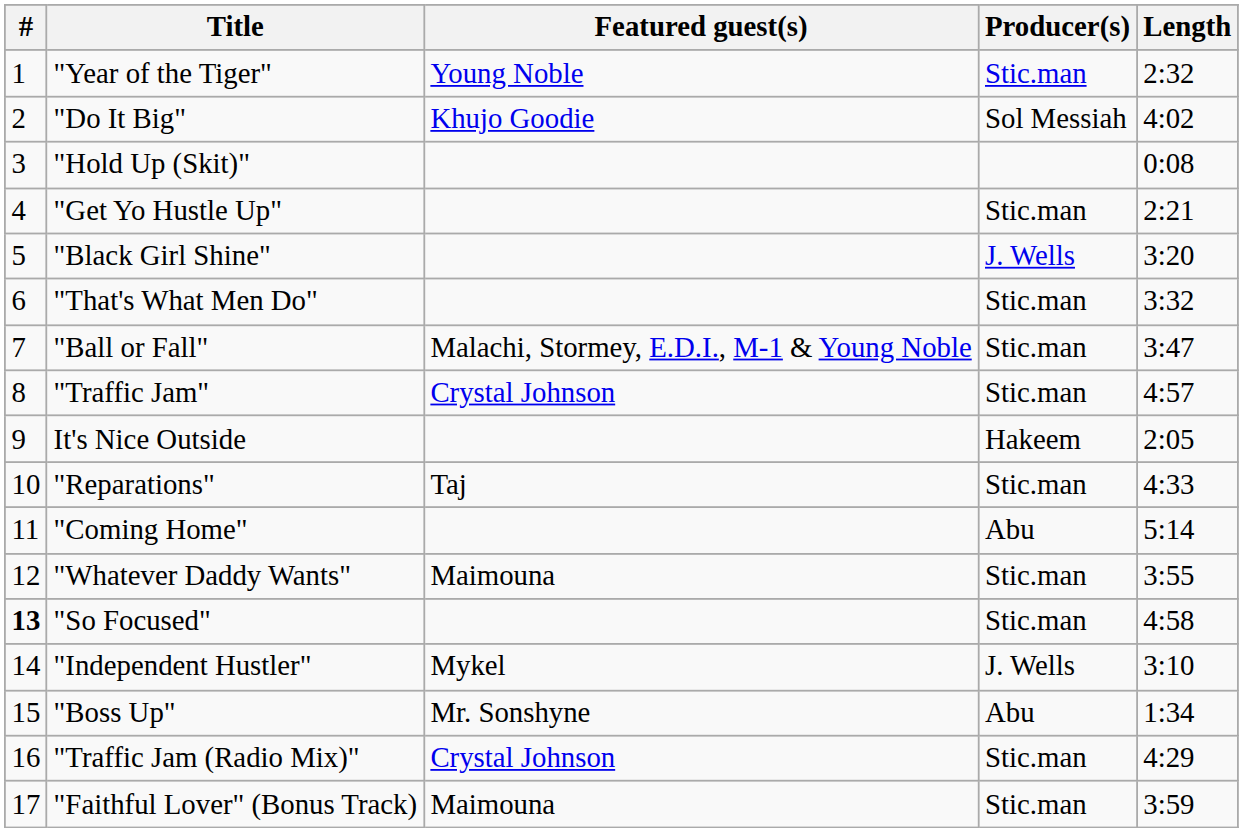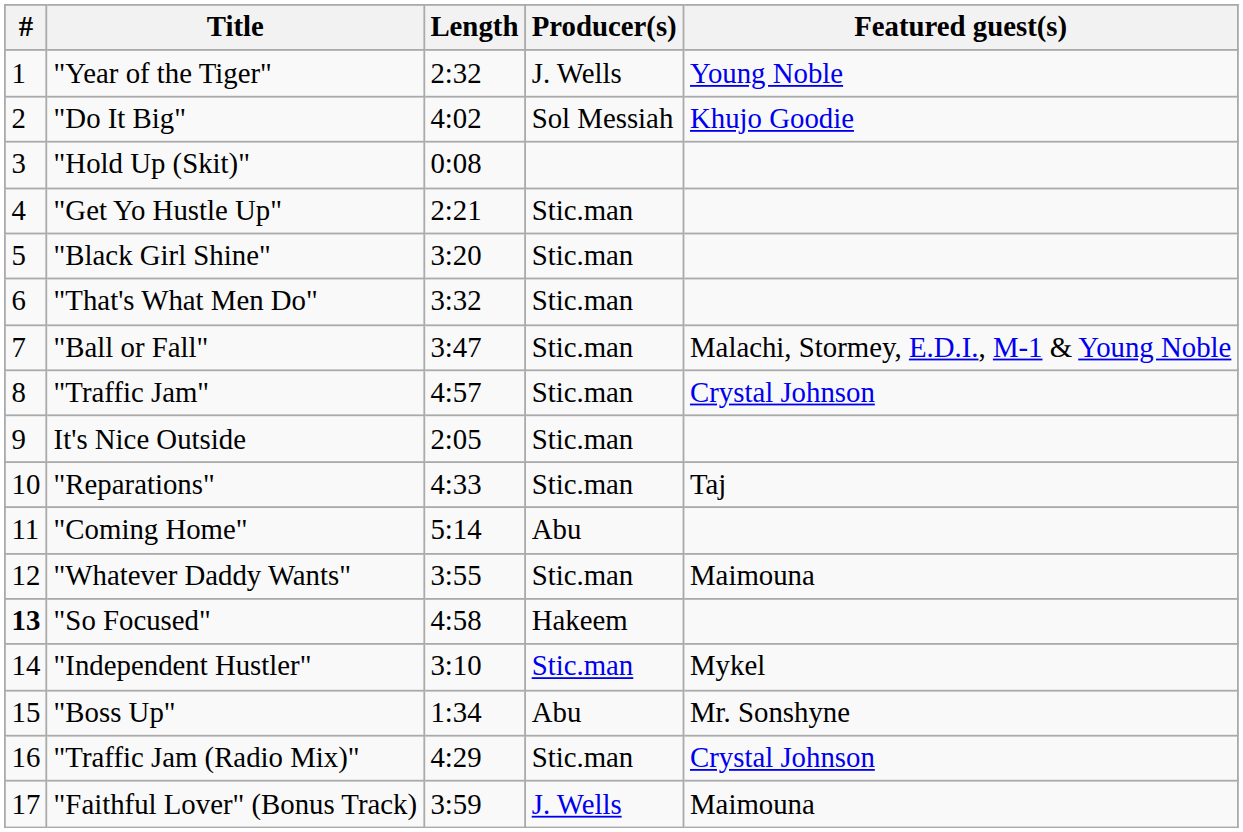columns swapped: (701, 27) <-> (1187, 27)
(1036, 73) Stic.man -> (577, 73) J. Wells
(1030, 255) J. Wells -> (582, 255) Stic.man
(1033, 438) Hakeem -> (582, 438) Stic.man
(1036, 621) Stic.man -> (580, 621) Hakeem
(1030, 666) J. Wells -> (582, 666) Stic.man
(1036, 803) Stic.man -> (577, 803) J. Wells
